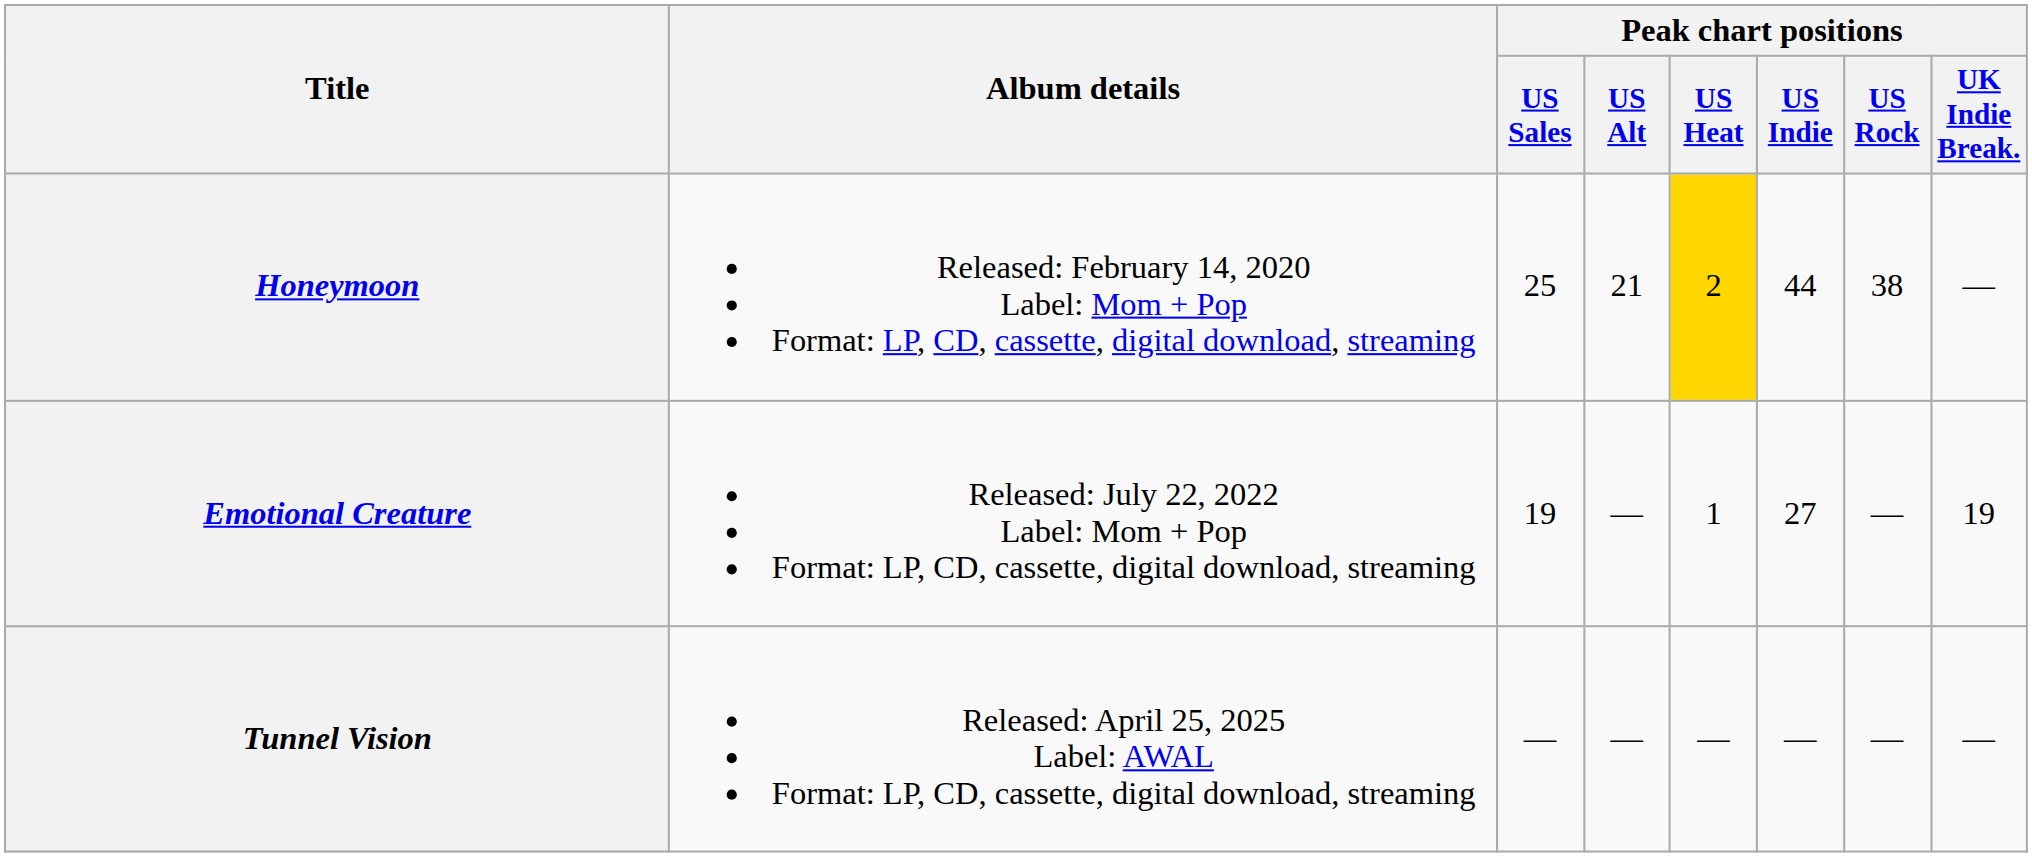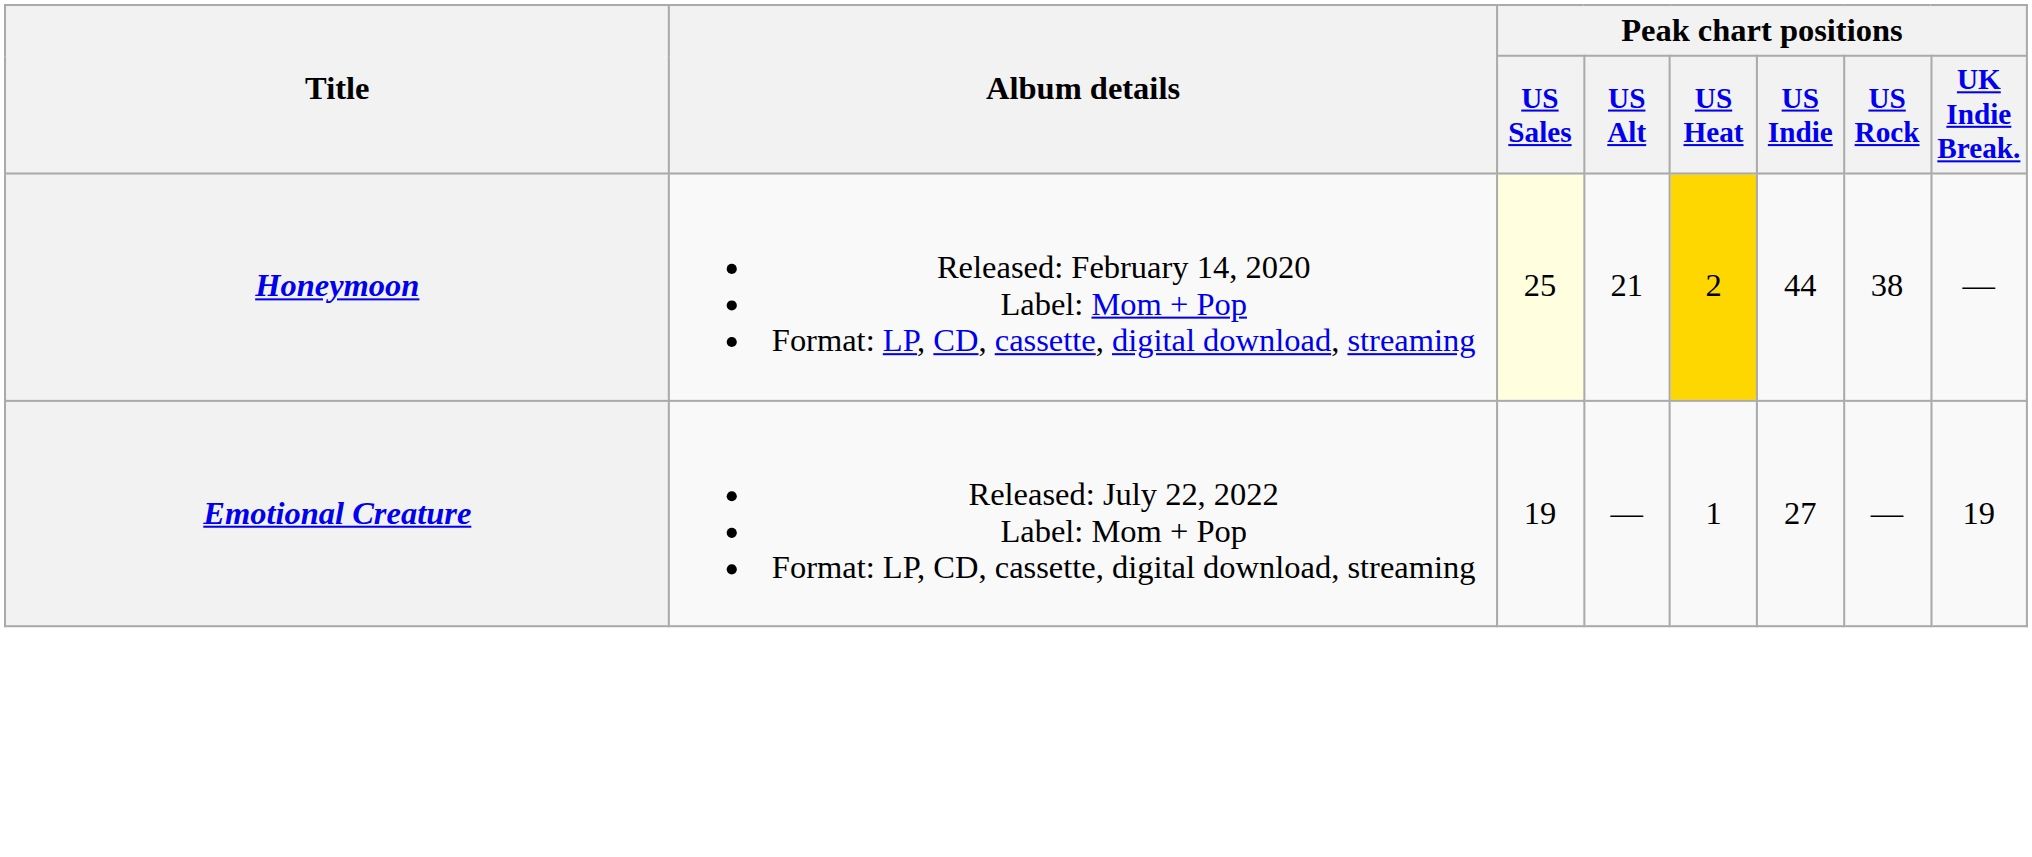(1540, 286) no background -> (1540, 286) lightyellow background
- row: (337, 738)
